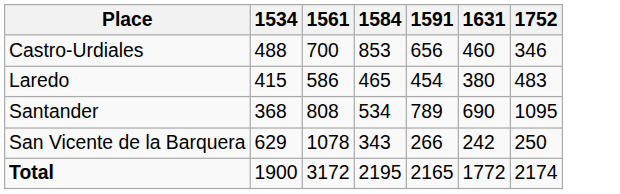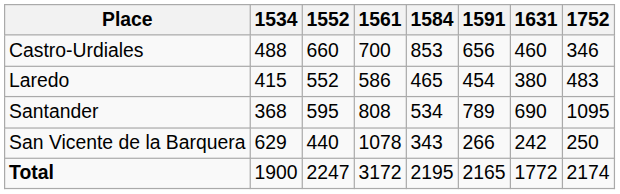+ column: (328, 19)
